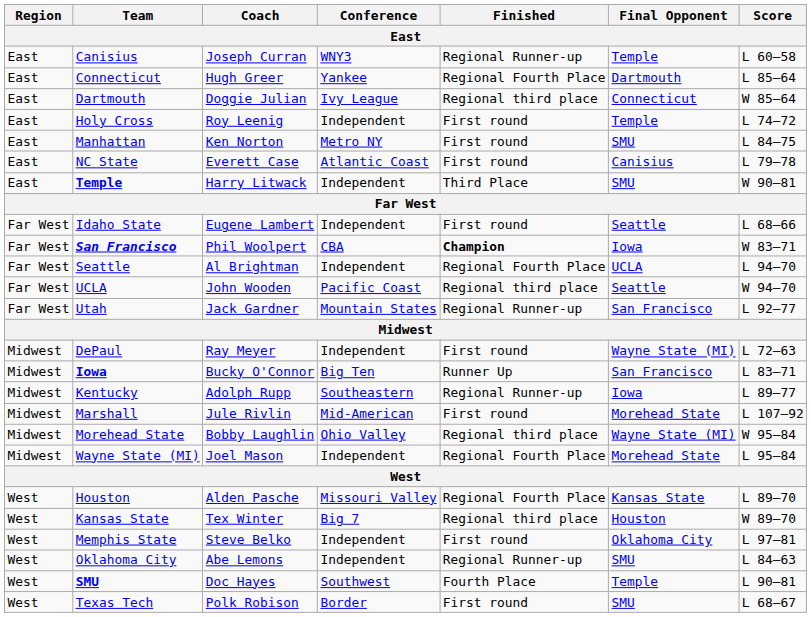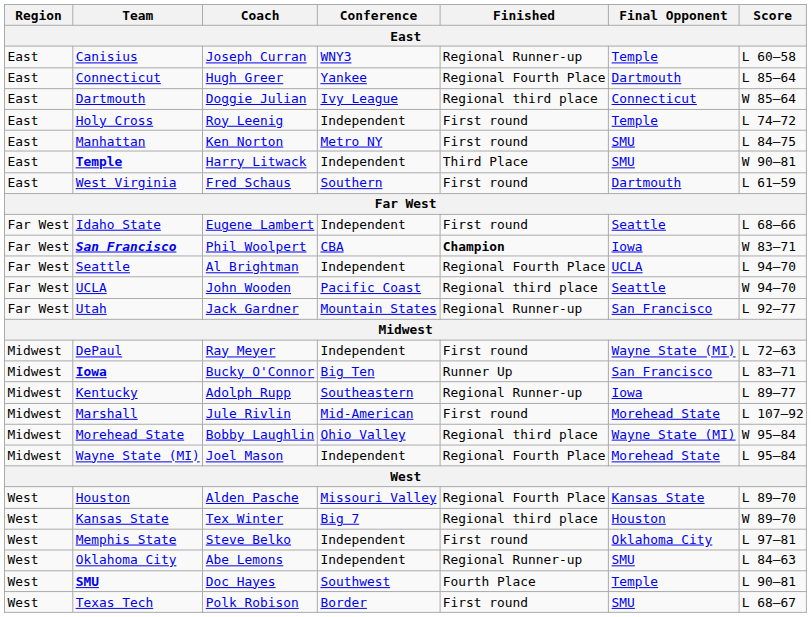- row: (107, 162)
+ row: (126, 183)
